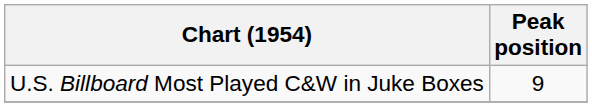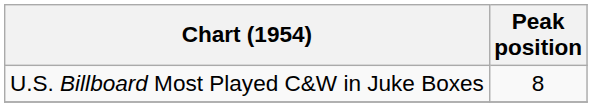(538, 83) 9 -> (538, 83) 8
